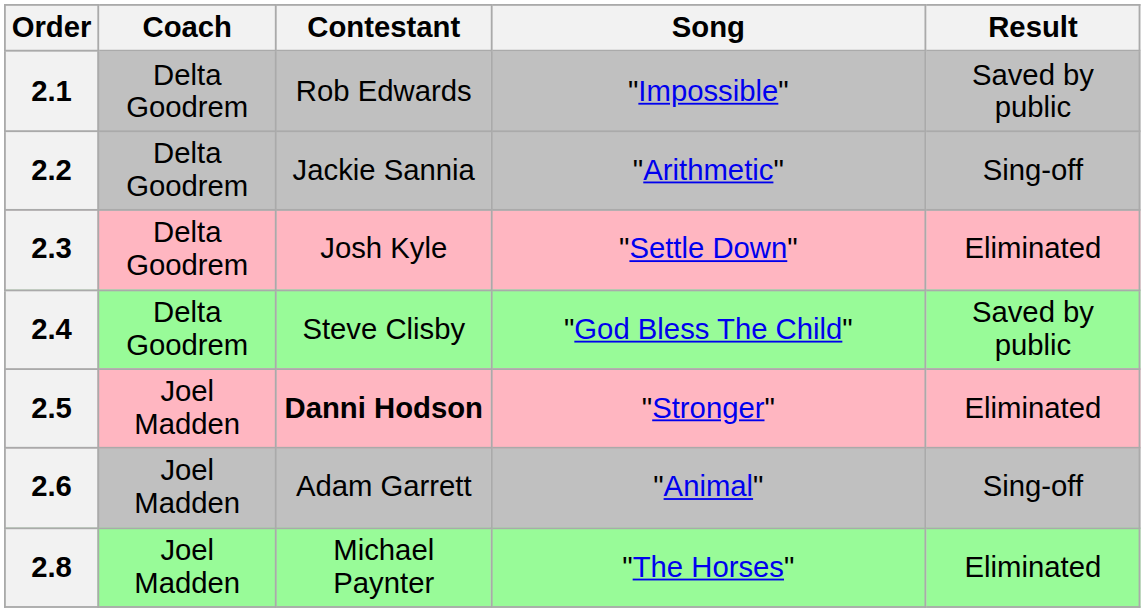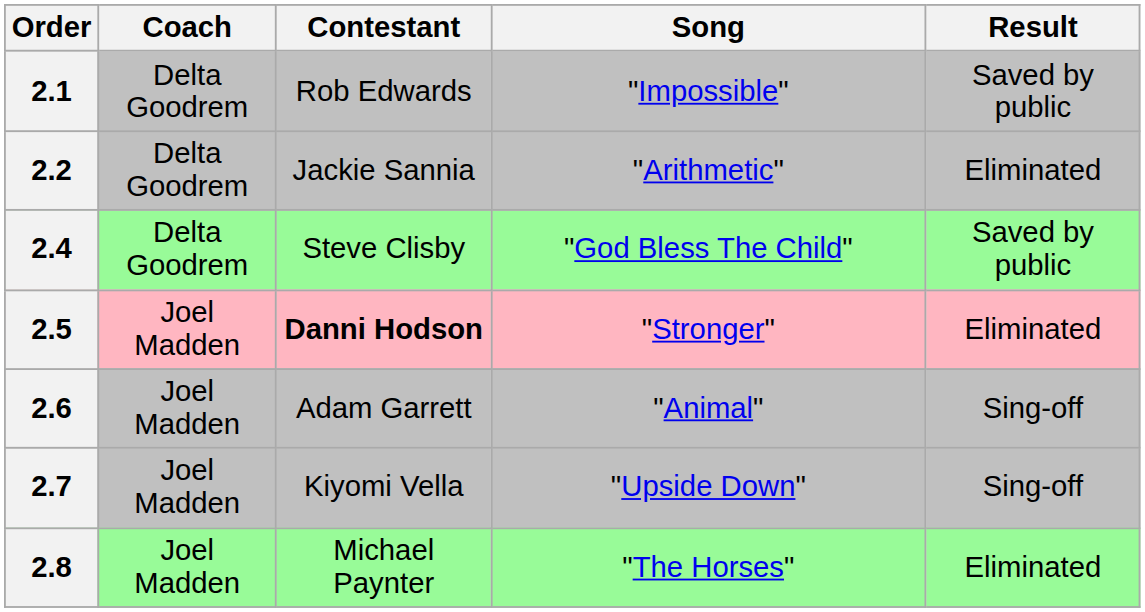(1033, 170) Sing-off -> (1033, 170) Eliminated
- row: (52, 249)
+ row: (52, 487)
